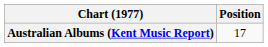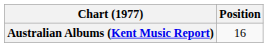(240, 33) 17 -> (240, 33) 16
